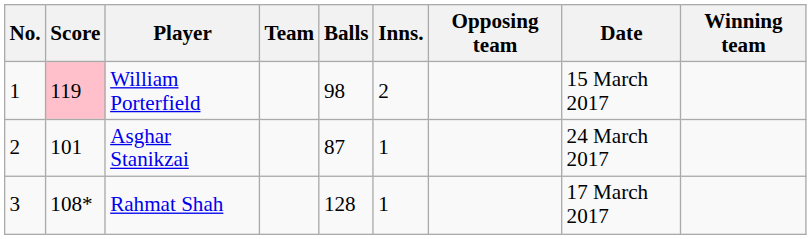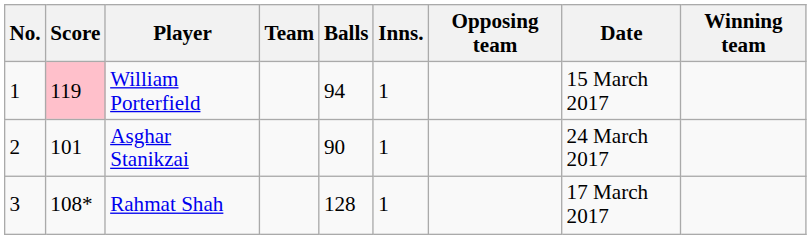(334, 90) 98 -> (334, 90) 94
(384, 90) 2 -> (384, 90) 1
(334, 147) 87 -> (334, 147) 90
